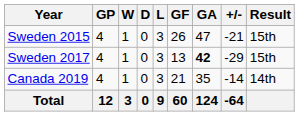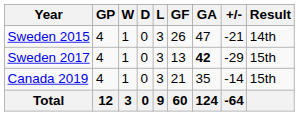(263, 36) 15th -> (263, 36) 14th
(263, 79) 14th -> (263, 79) 15th
